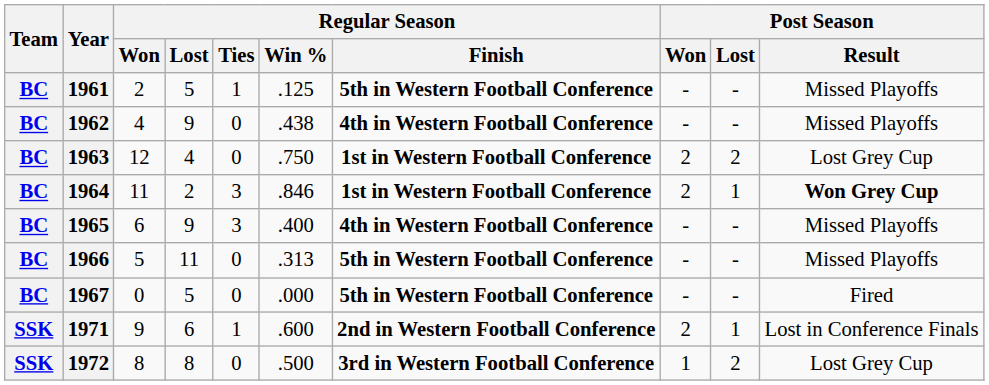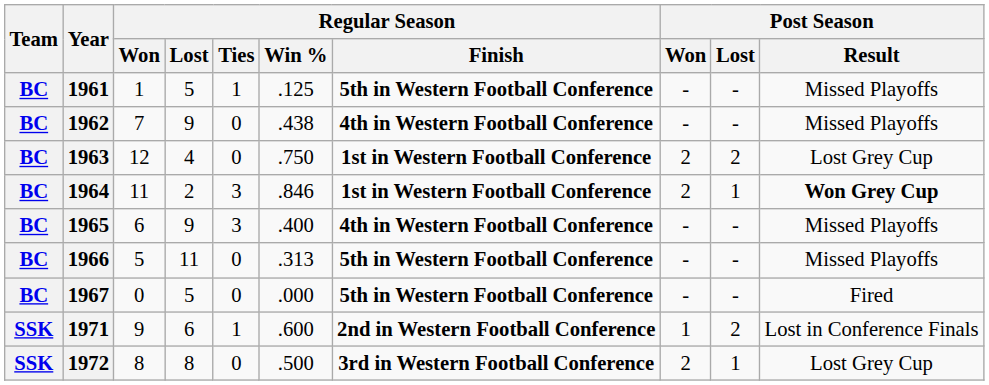(139, 89) 2 -> (139, 89) 1
(139, 123) 4 -> (139, 123) 7
(686, 328) 2 -> (686, 328) 1
(735, 328) 1 -> (735, 328) 2
(686, 362) 1 -> (686, 362) 2
(735, 362) 2 -> (735, 362) 1
